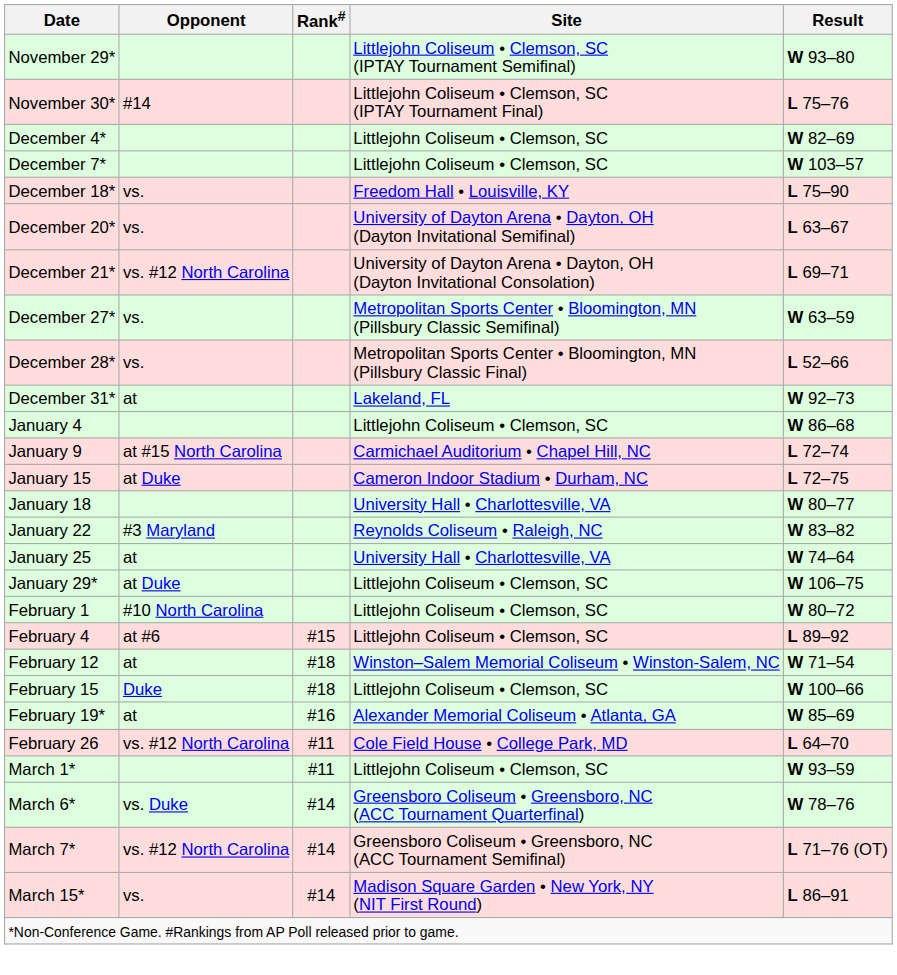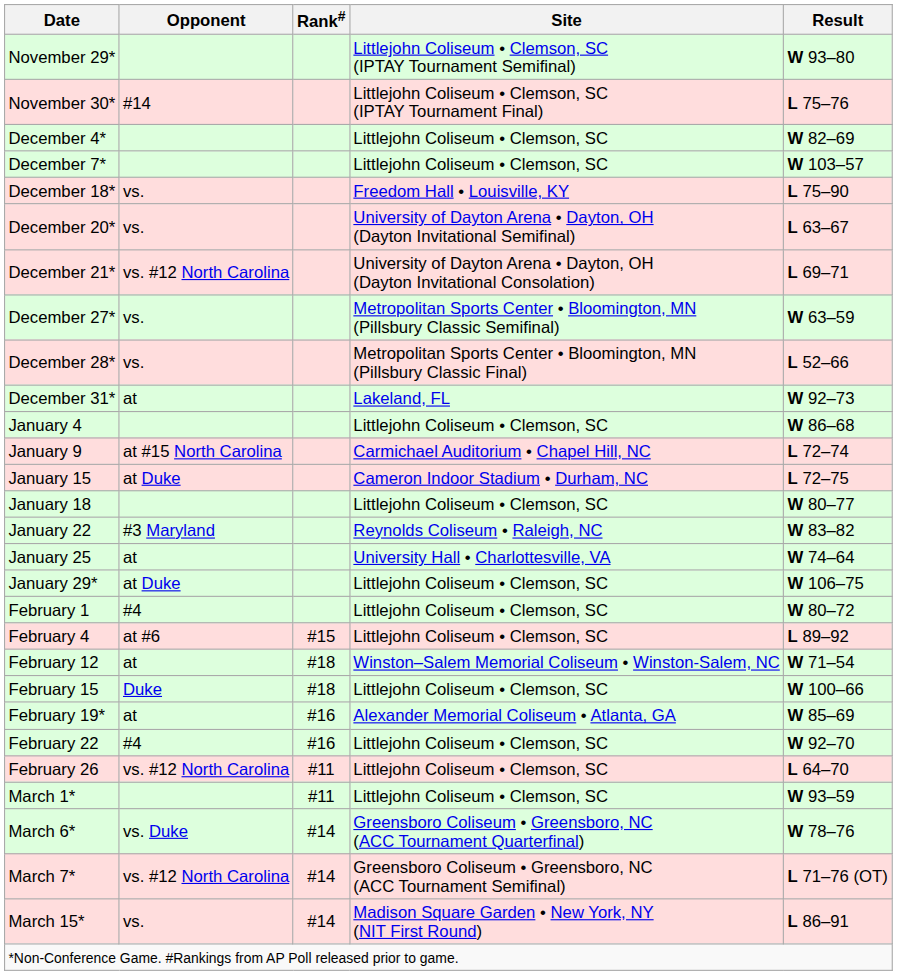(482, 504) University Hall • Charlottesville, VA -> (481, 504) Littlejohn Coliseum • Clemson, SC
(193, 610) #10 North Carolina -> (132, 610) #4
+ row: (53, 742)
(490, 742) Cole Field House • College Park, MD -> (481, 769) Littlejohn Coliseum • Clemson, SC
